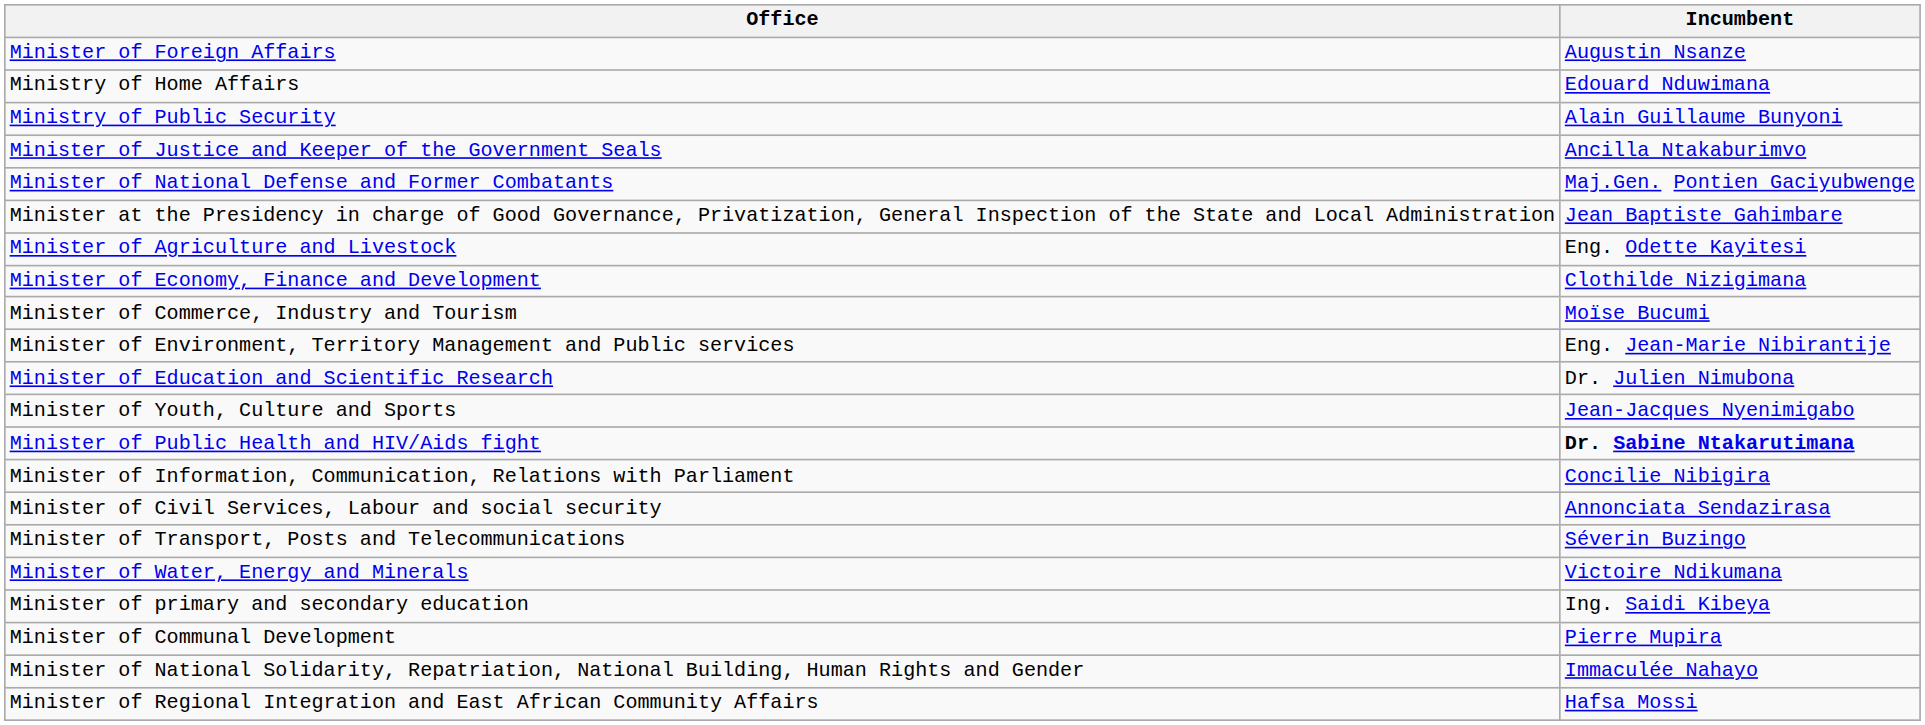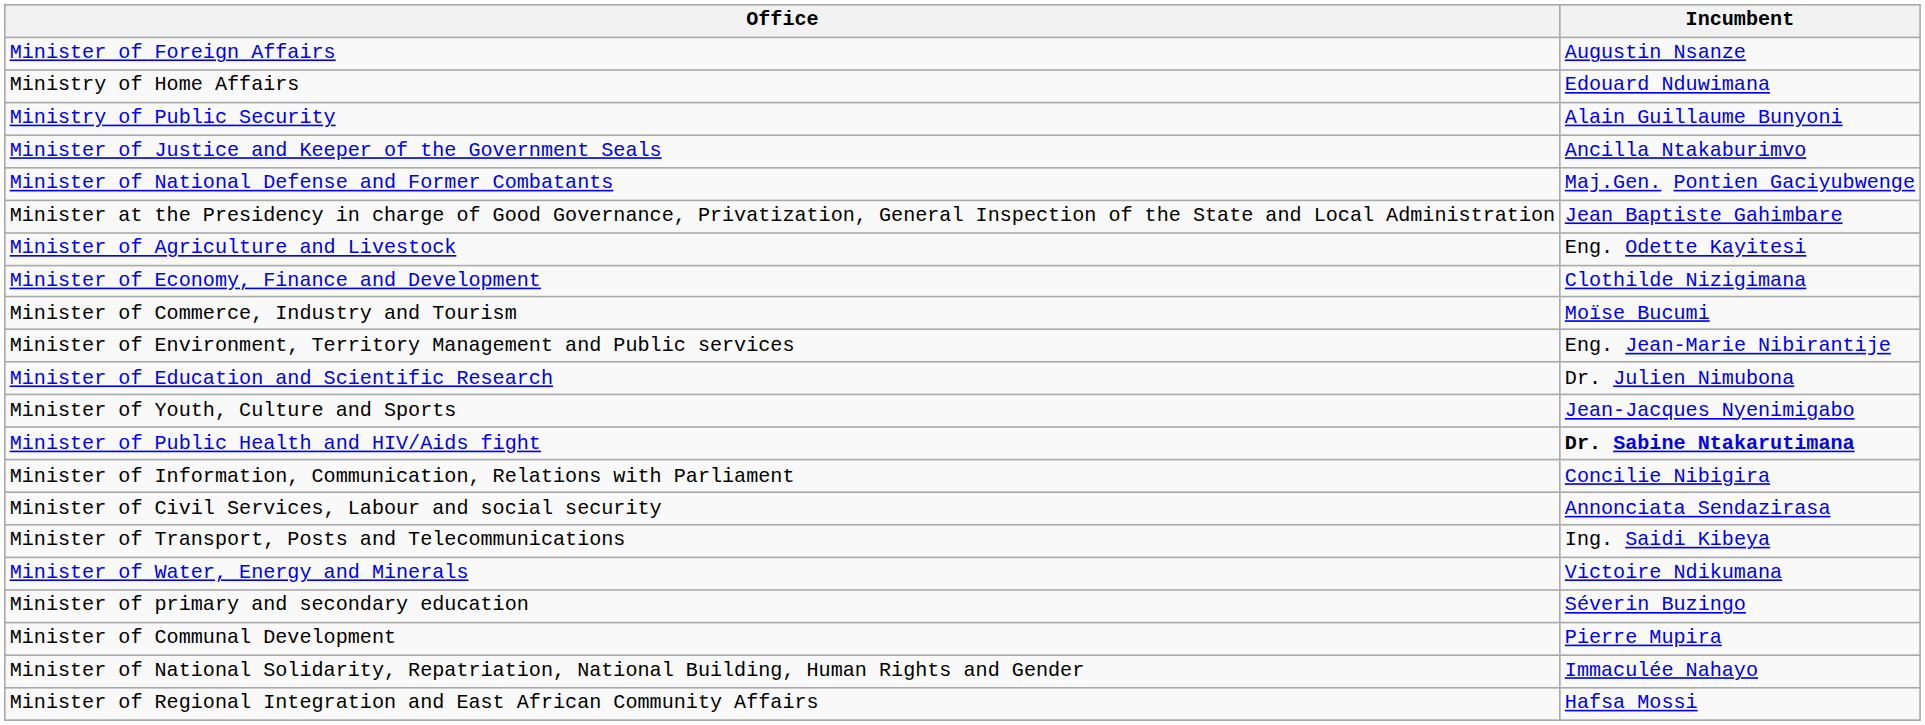(1655, 541) Séverin Buzingo -> (1667, 541) Ing. Saidi Kibeya
(1667, 606) Ing. Saidi Kibeya -> (1655, 606) Séverin Buzingo
